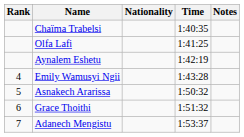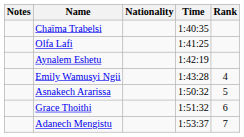columns swapped: (18, 12) <-> (225, 12)
